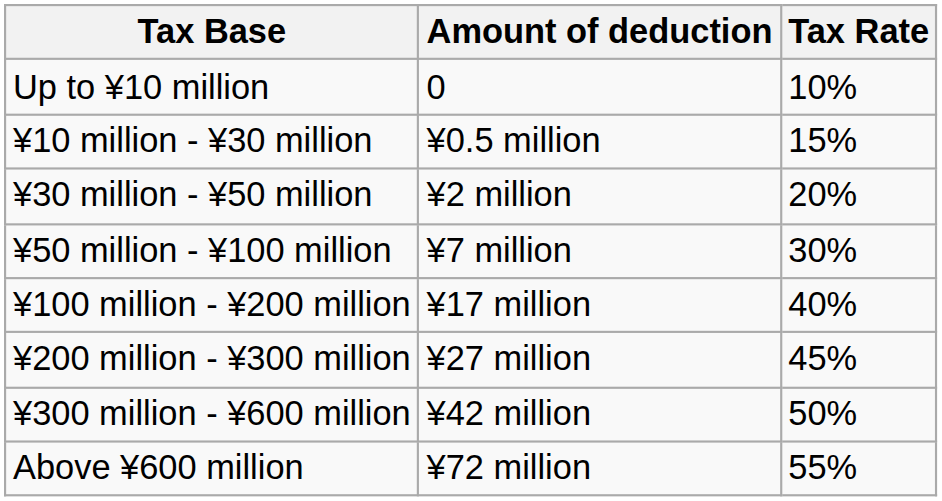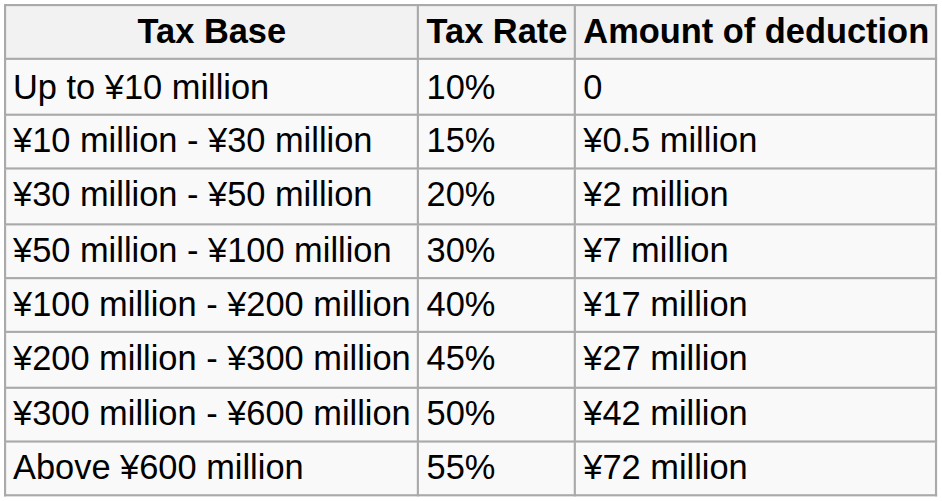columns swapped: (859, 31) <-> (599, 31)
